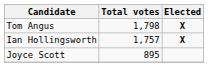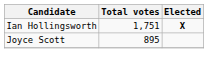- row: (30, 26)
(146, 40) 1,757 -> (146, 26) 1,751
